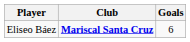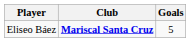(171, 29) 6 -> (171, 29) 5
